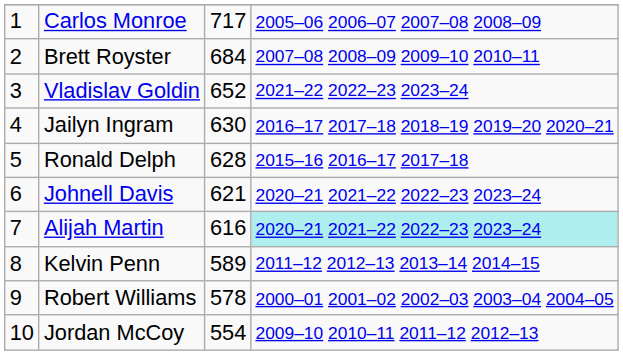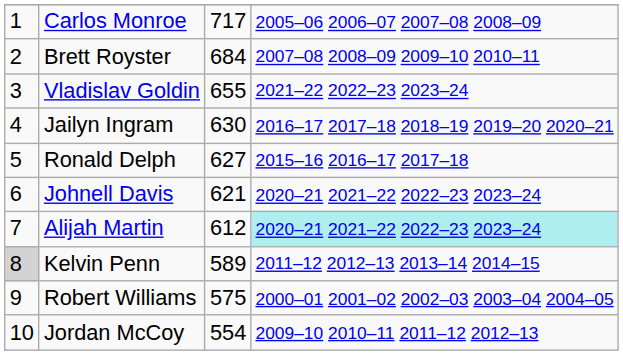(228, 90) 652 -> (228, 90) 655
(228, 159) 628 -> (228, 159) 627
(228, 228) 616 -> (228, 228) 612
(16, 263) no background -> (16, 263) lightgrey background
(228, 297) 578 -> (228, 297) 575
